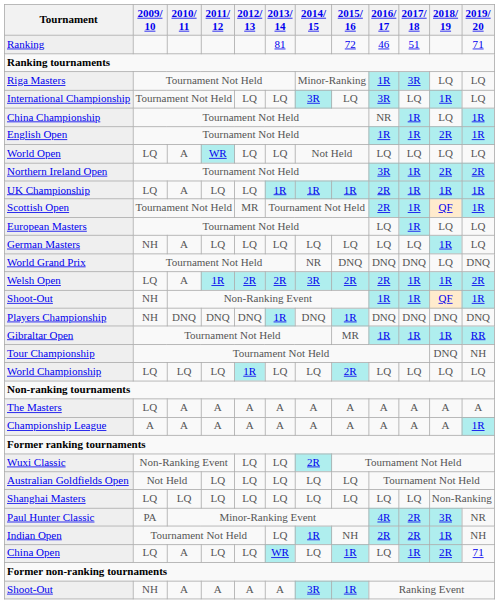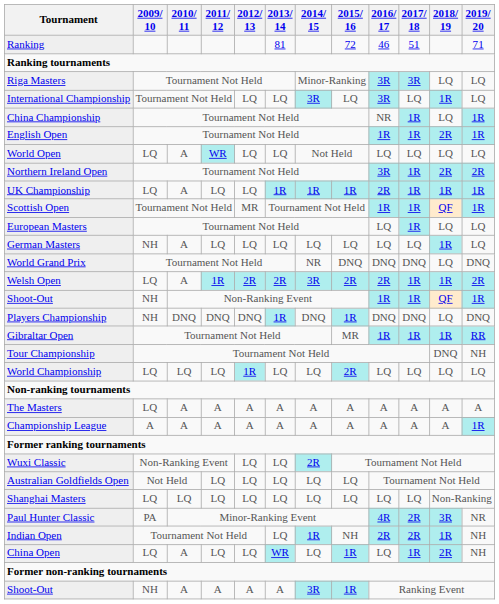(384, 80) 1R -> (384, 80) 3R
(384, 207) 2R -> (384, 207) 1R
(446, 316) DNQ -> (446, 316) LQ
(478, 553) 71 -> (478, 553) NH
